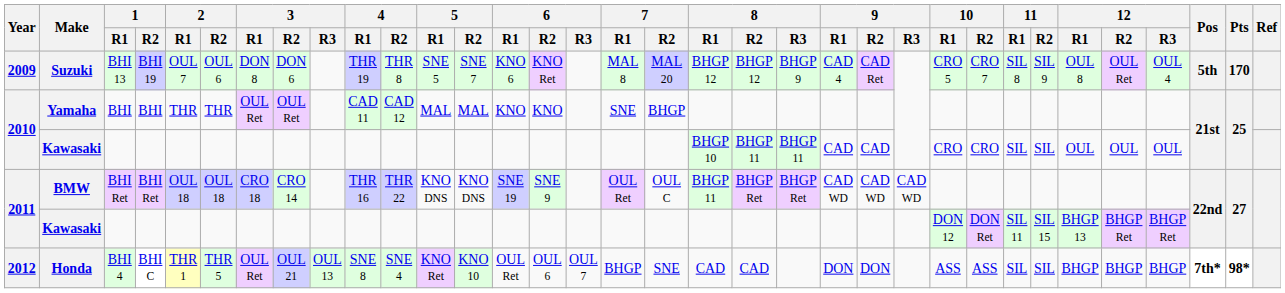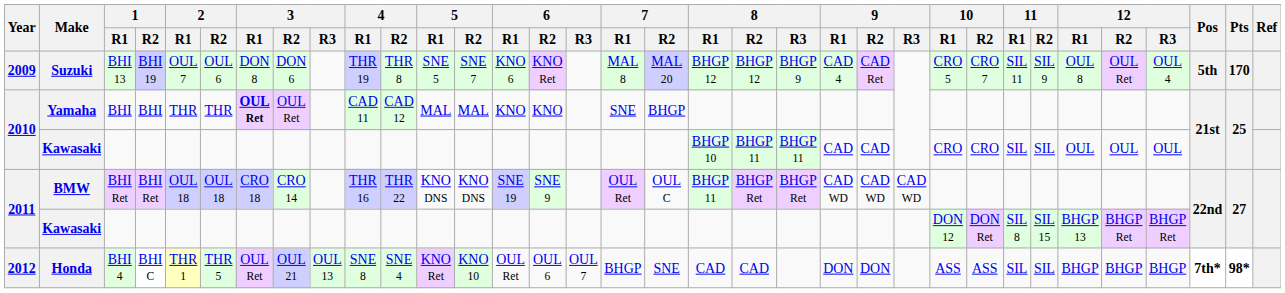(1017, 70) SIL 8 -> (1017, 70) SIL 11
(255, 110) normal -> (255, 110) bold
(1017, 228) SIL 11 -> (1017, 228) SIL 8
